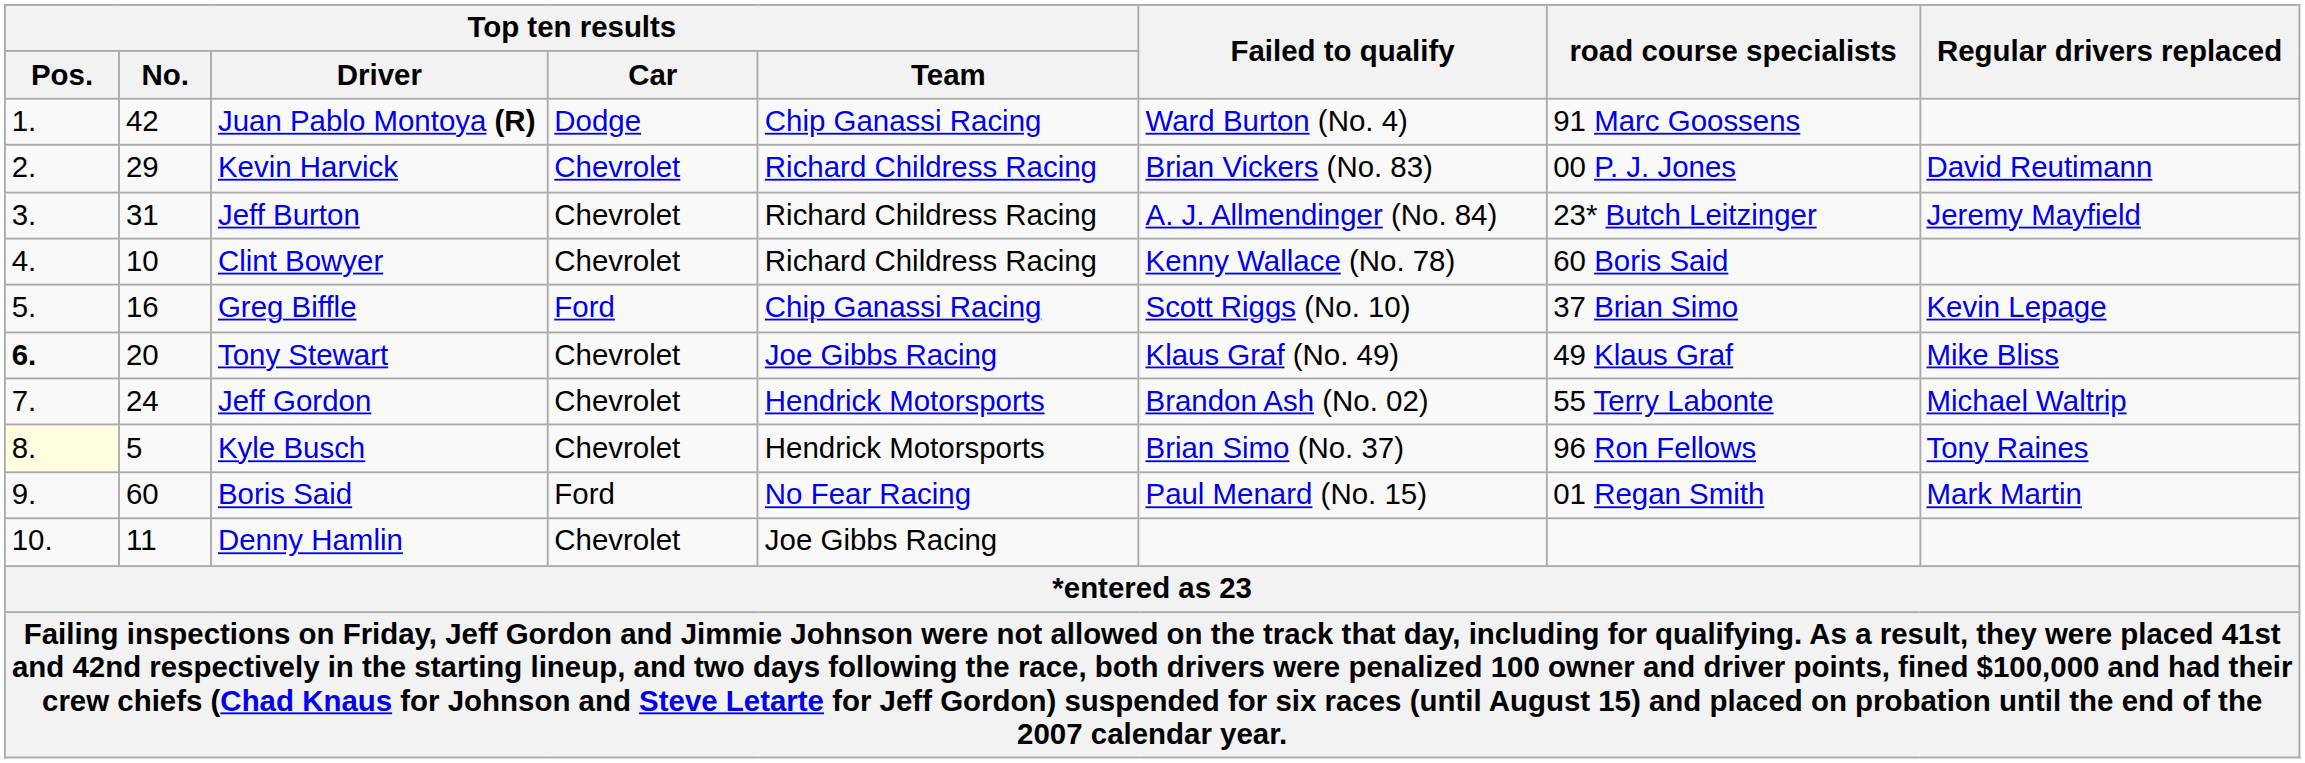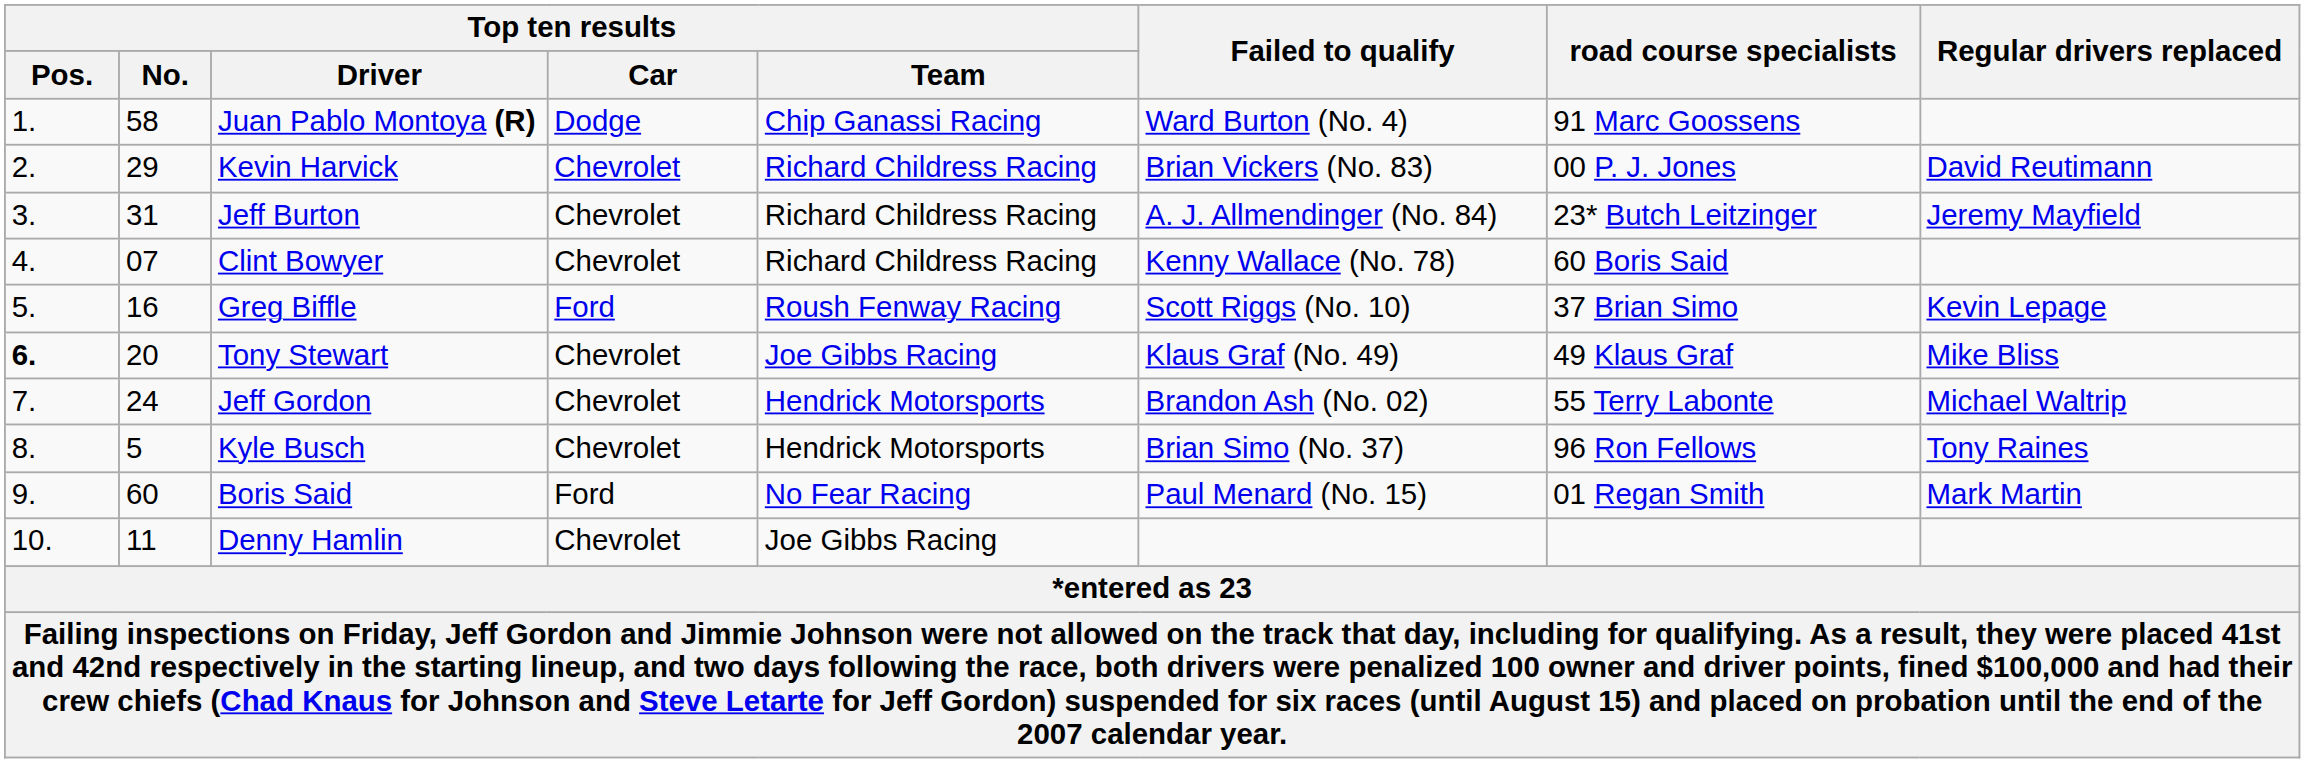(142, 121) 42 -> (142, 121) 58
(142, 261) 10 -> (142, 261) 07
(903, 307) Chip Ganassi Racing -> (913, 307) Roush Fenway Racing
(24, 448) lightyellow background -> (24, 448) no background
